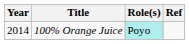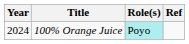(18, 30) 2014 -> (18, 30) 2024
